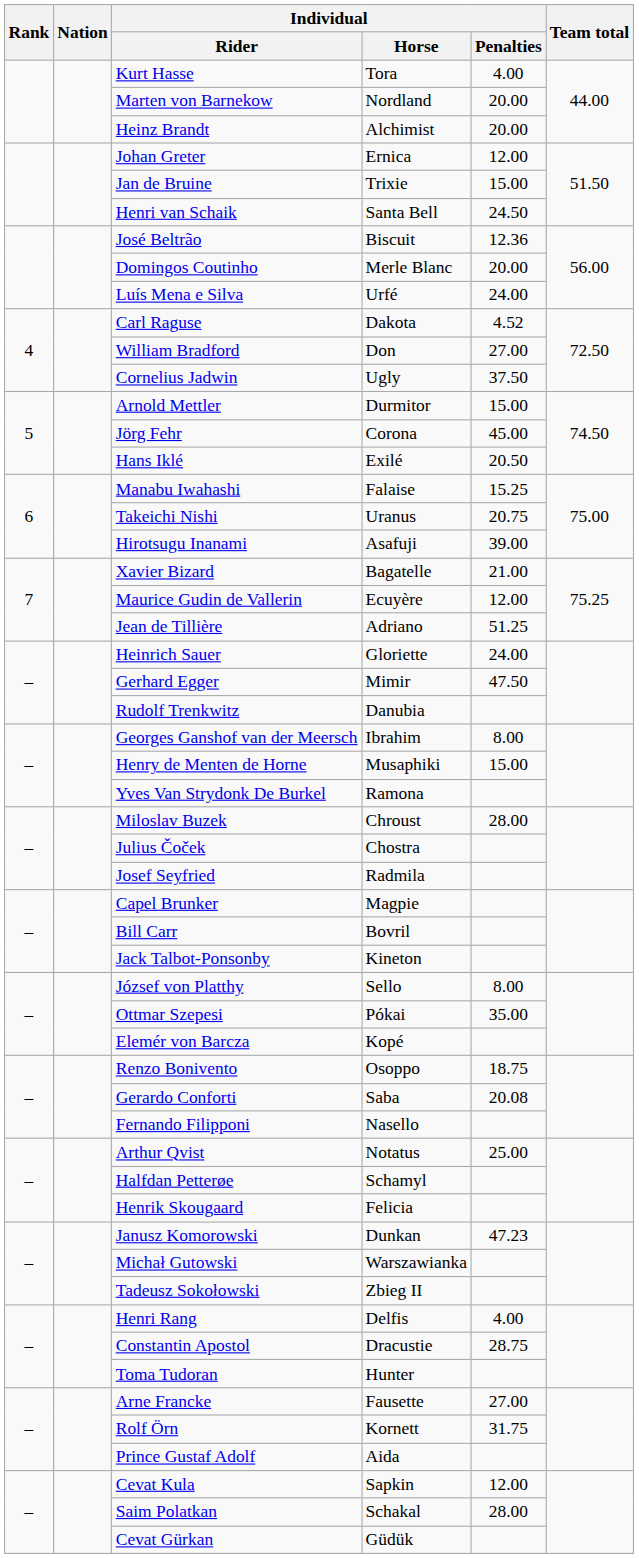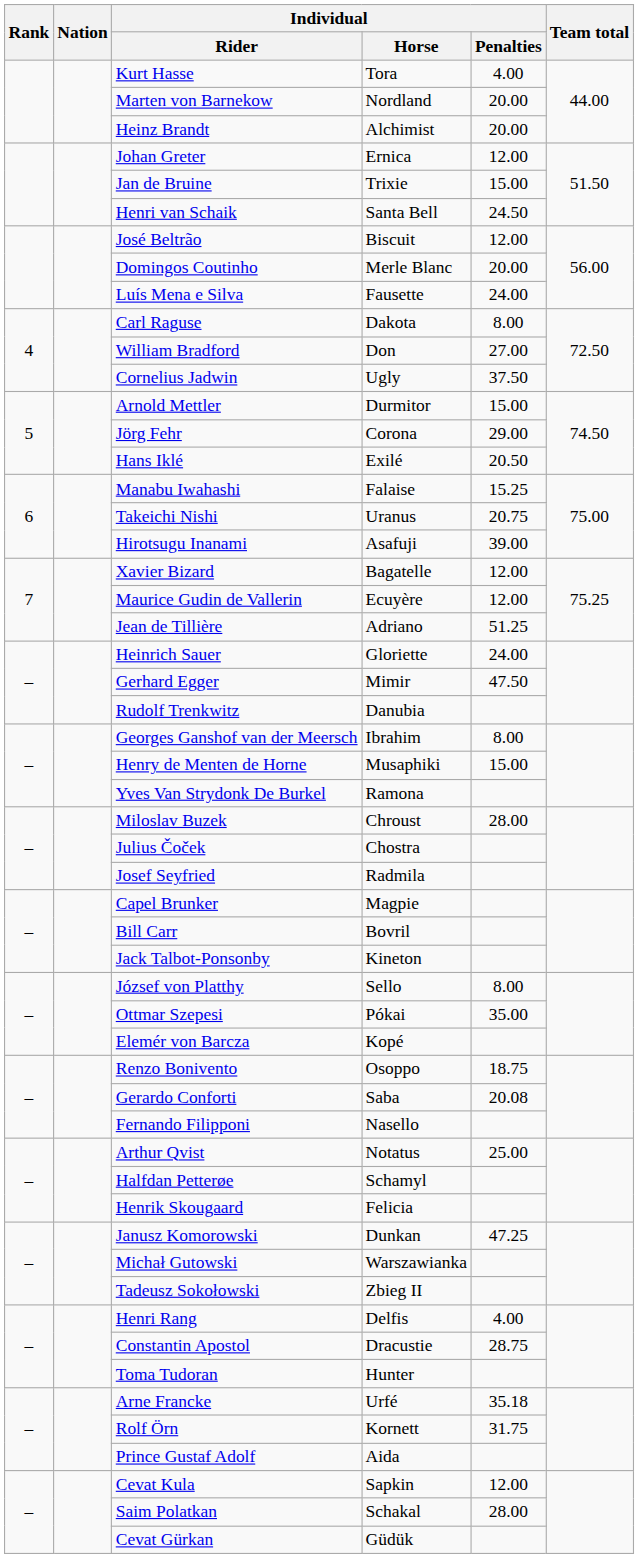(508, 239) 12.36 -> (508, 239) 12.00
(382, 294) Urfé -> (395, 294) Fausette
(508, 322) 4.52 -> (508, 322) 8.00
(508, 433) 45.00 -> (508, 433) 29.00
(508, 571) 21.00 -> (508, 571) 12.00
(508, 1235) 47.23 -> (508, 1235) 47.25
(395, 1401) Fausette -> (382, 1401) Urfé
(508, 1401) 27.00 -> (508, 1401) 35.18
